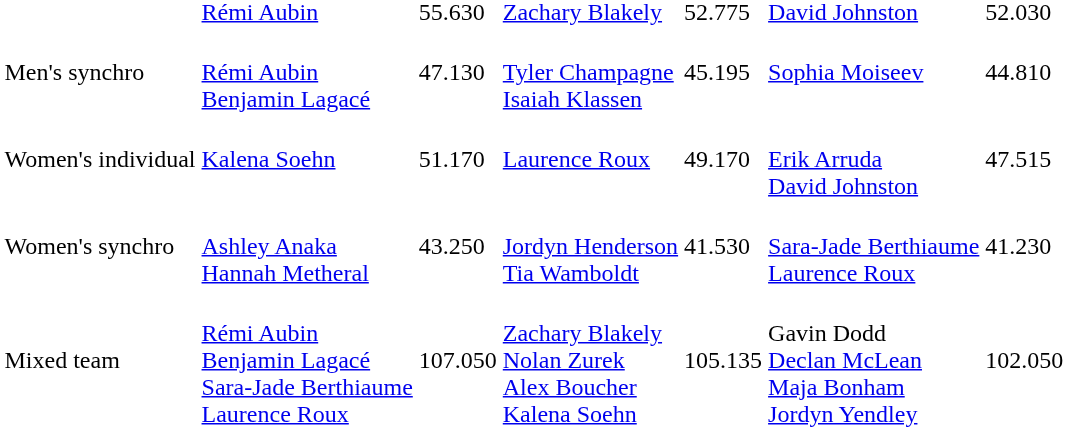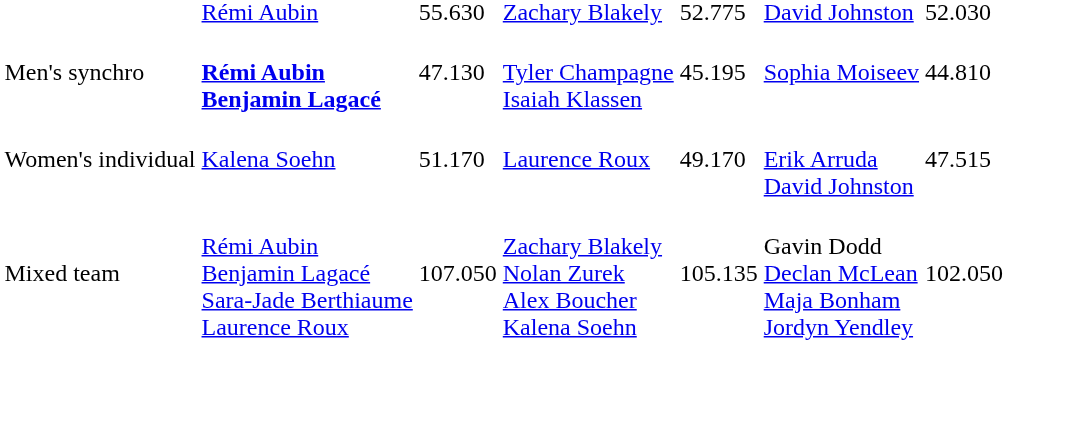(286, 85) normal -> (291, 85) bold
- row: (89, 245)
